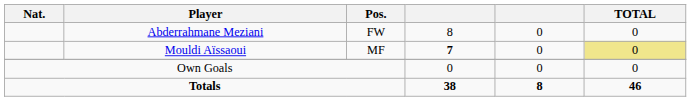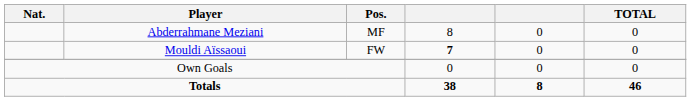(376, 31) FW -> (376, 31) MF
(376, 50) MF -> (376, 50) FW
(635, 50) khaki background -> (635, 50) no background
